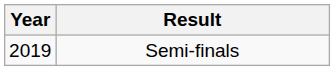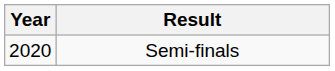(30, 50) 2019 -> (30, 50) 2020
